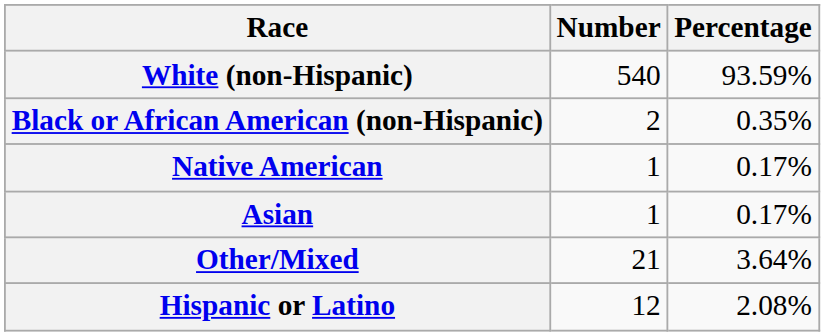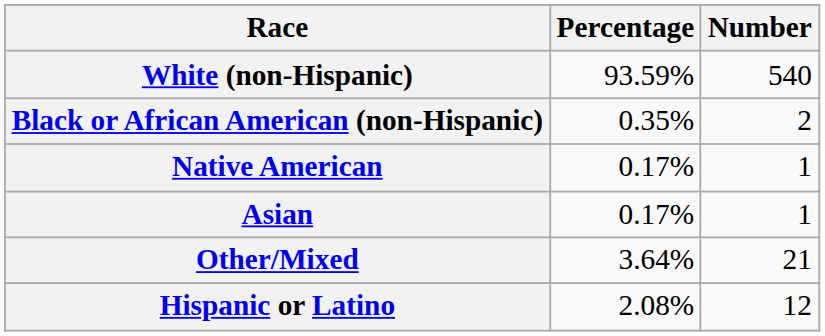columns swapped: (609, 27) <-> (743, 27)
